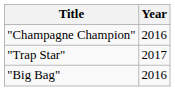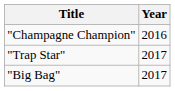(154, 75) 2016 -> (154, 75) 2017
